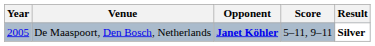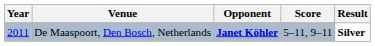(18, 32) 2005 -> (18, 32) 2011
